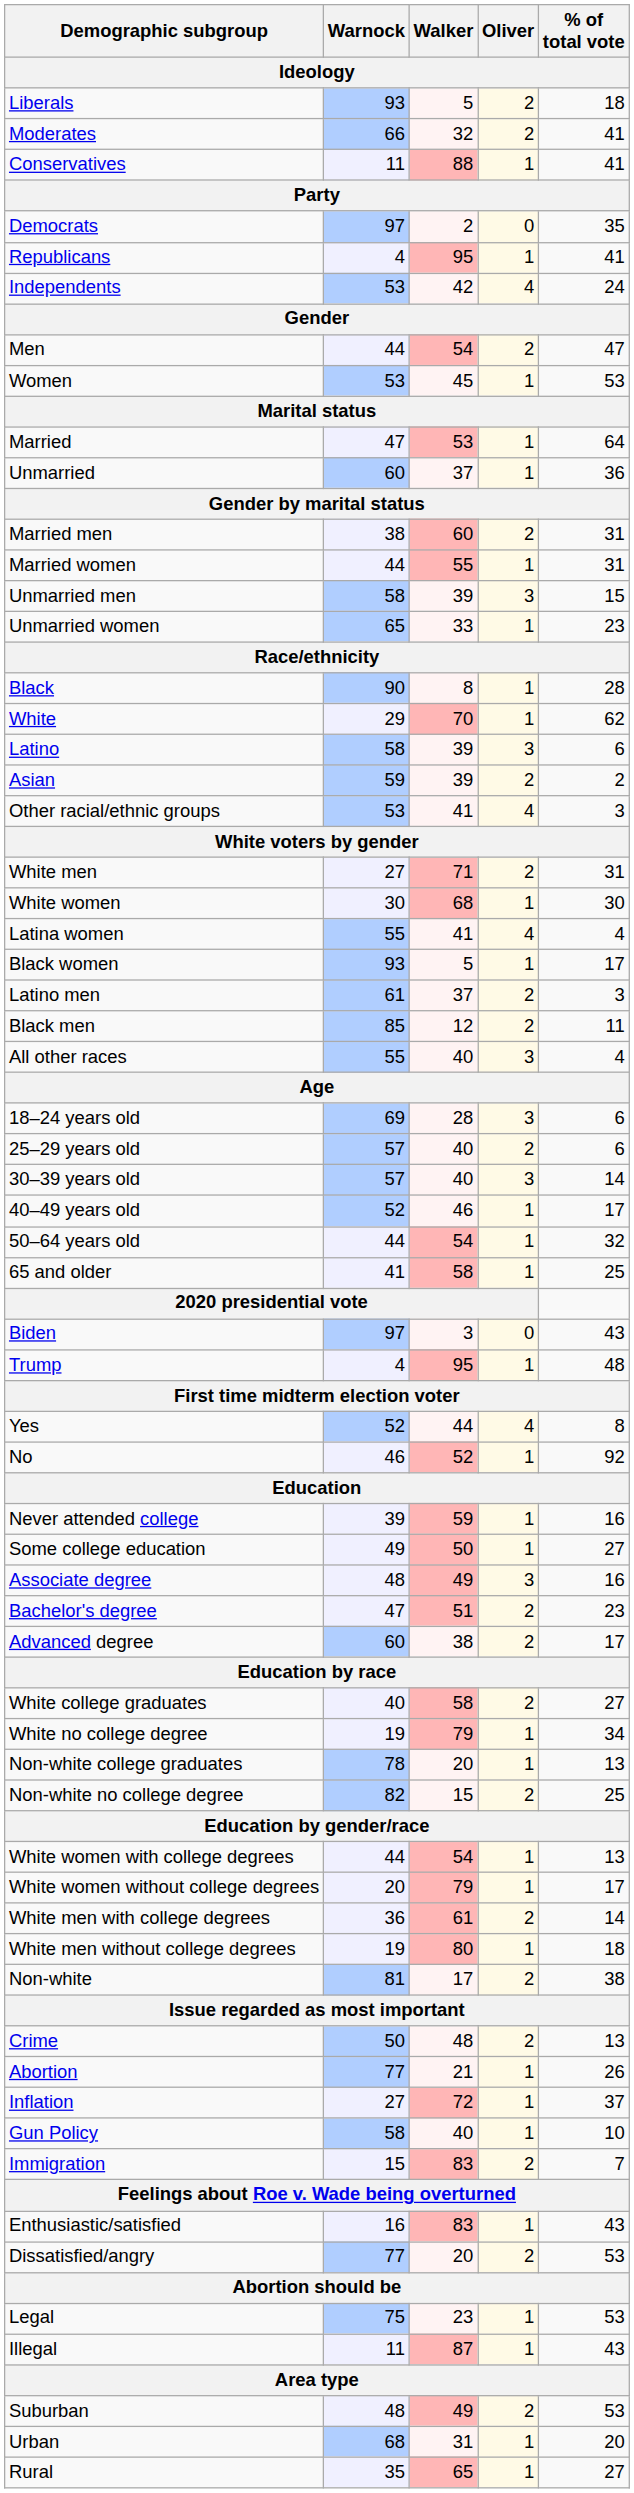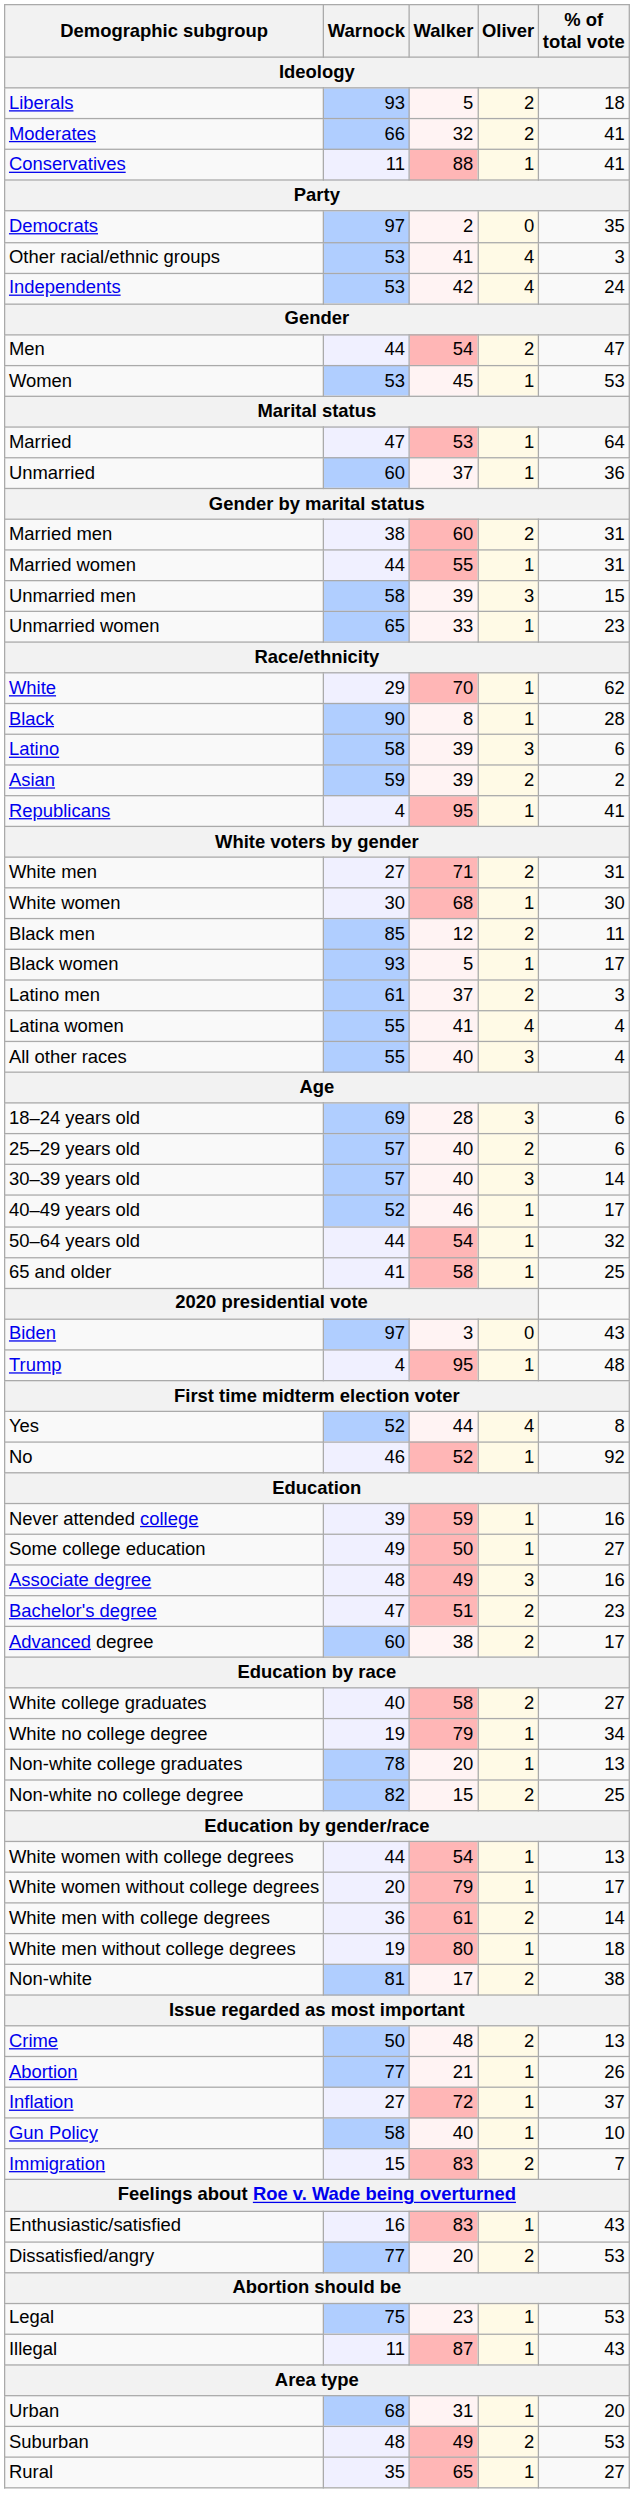rows swapped: (60, 257) <-> (114, 811)
rows swapped: (33, 718) <-> (31, 688)
rows swapped: (52, 1026) <-> (66, 934)
rows swapped: (34, 2441) <-> (49, 2410)
